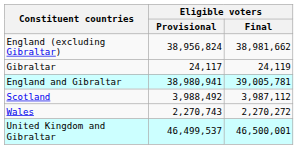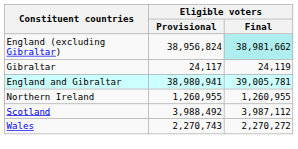(263, 47) no background -> (263, 47) paleturquoise background
+ row: (50, 96)
- row: (56, 131)
